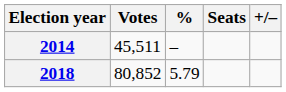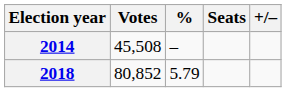(137, 45) 45,511 -> (138, 45) 45,508
